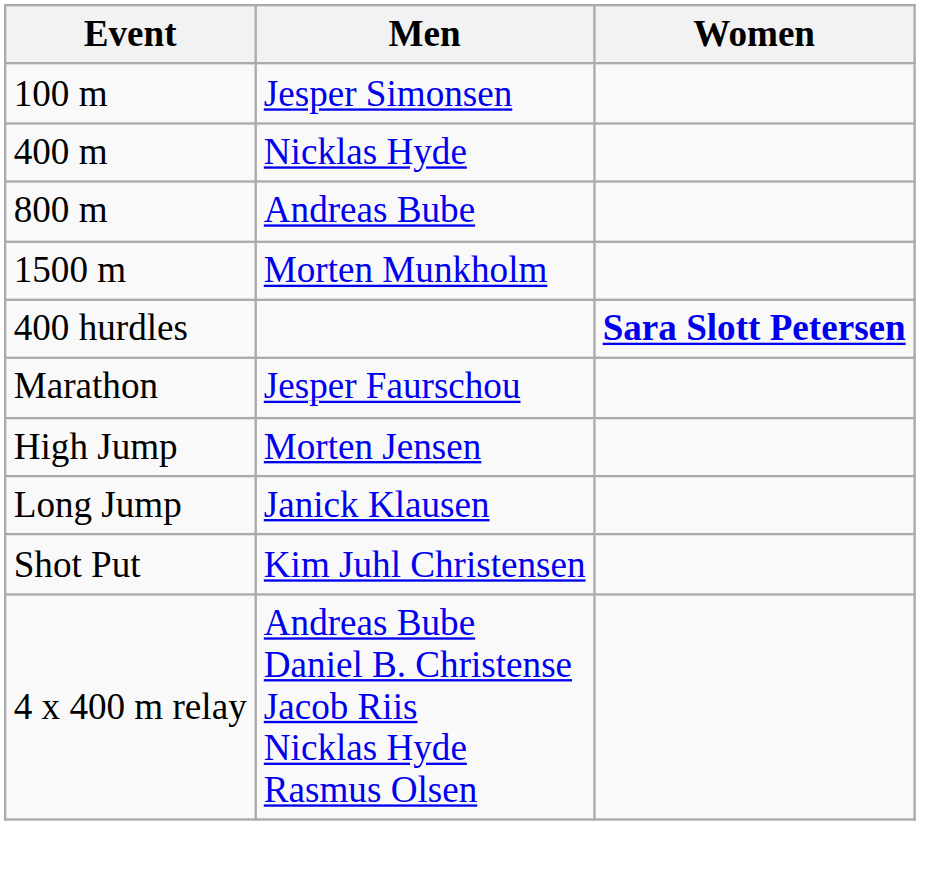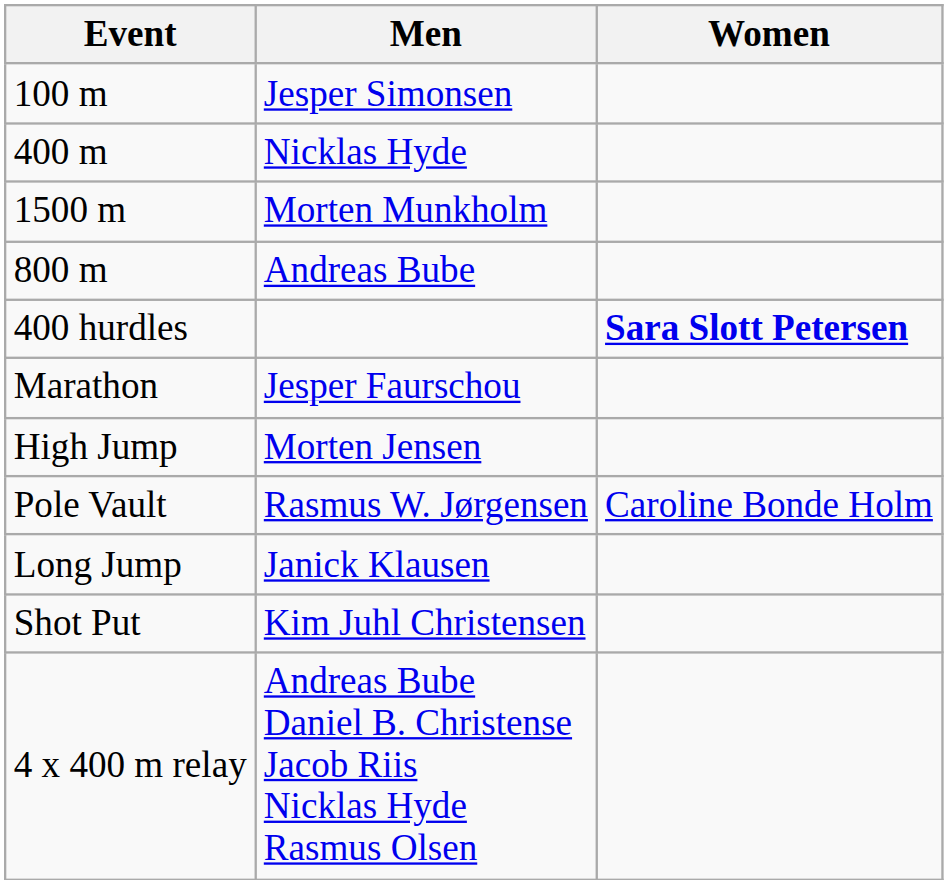rows swapped: (61, 210) <-> (70, 269)
+ row: (90, 504)
